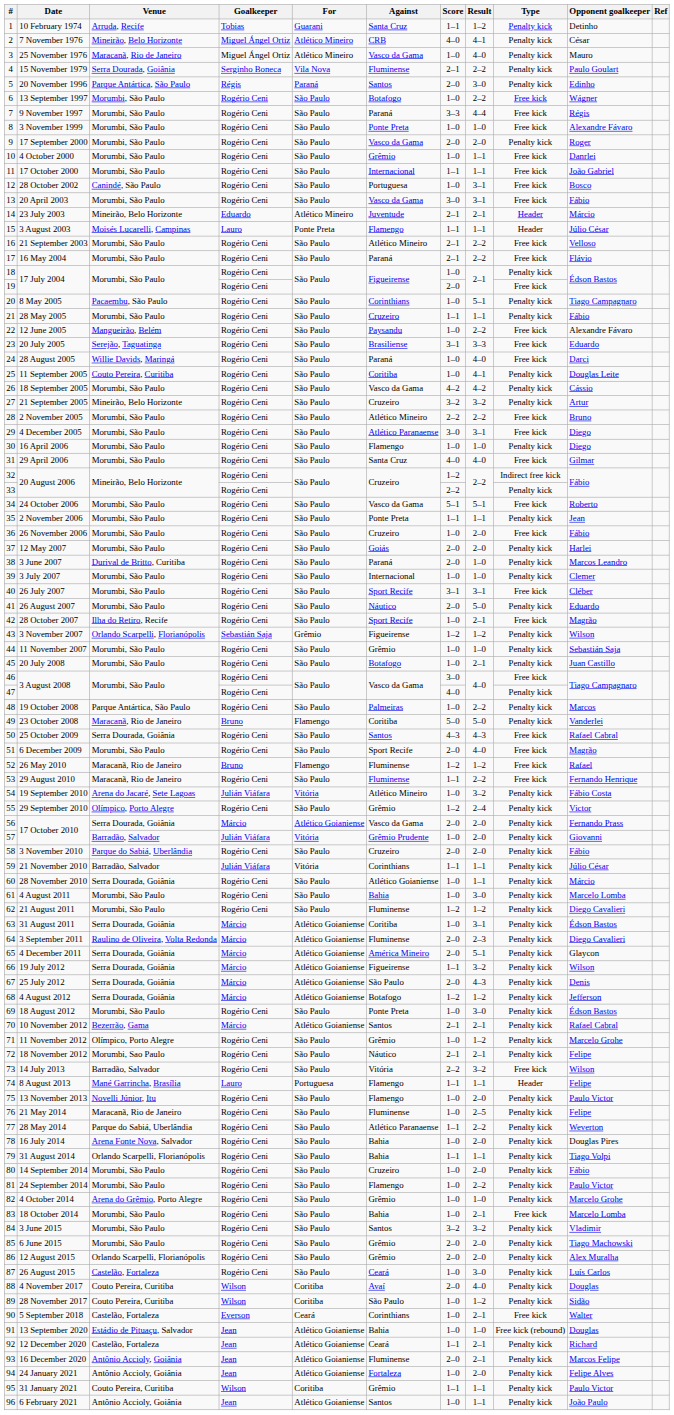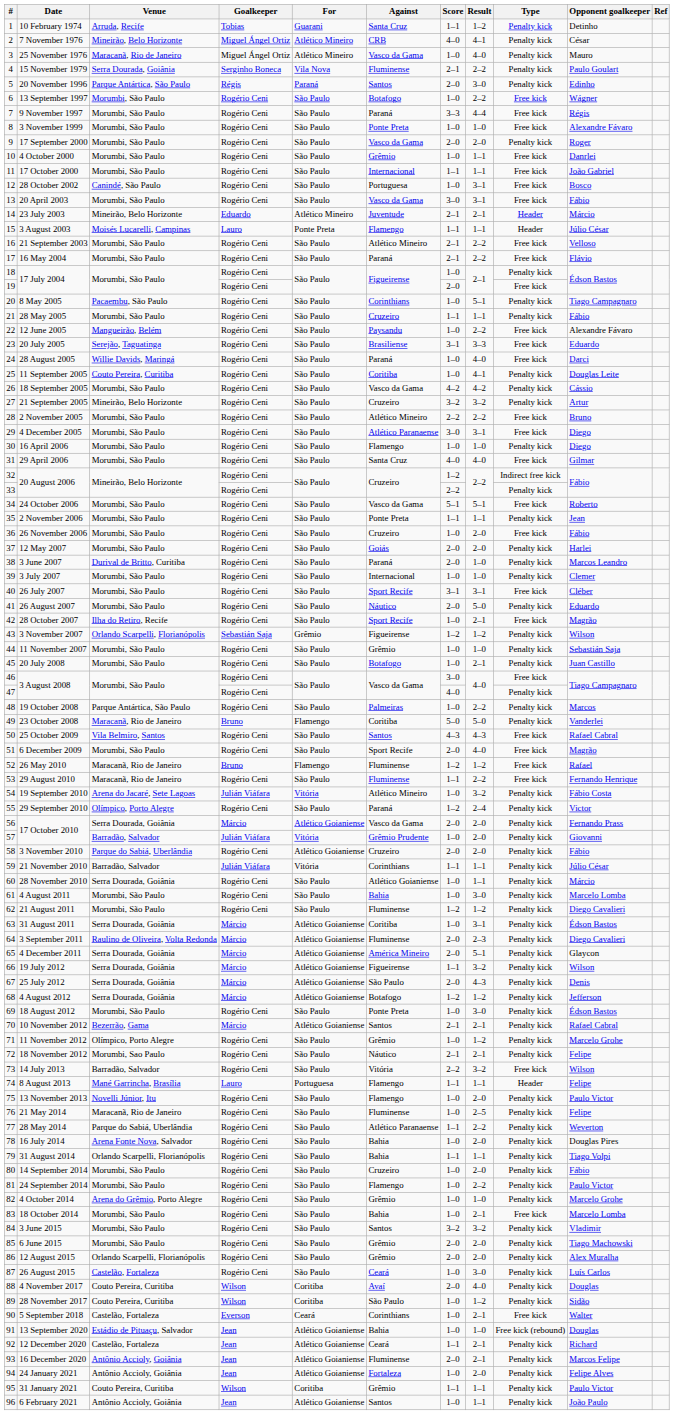(133, 736) Serra Dourada, Goiânia -> (128, 736) Vila Belmiro, Santos
(382, 808) Grêmio -> (380, 808) Paraná
(312, 852) São Paulo -> (329, 852) Atlético Goianiense
